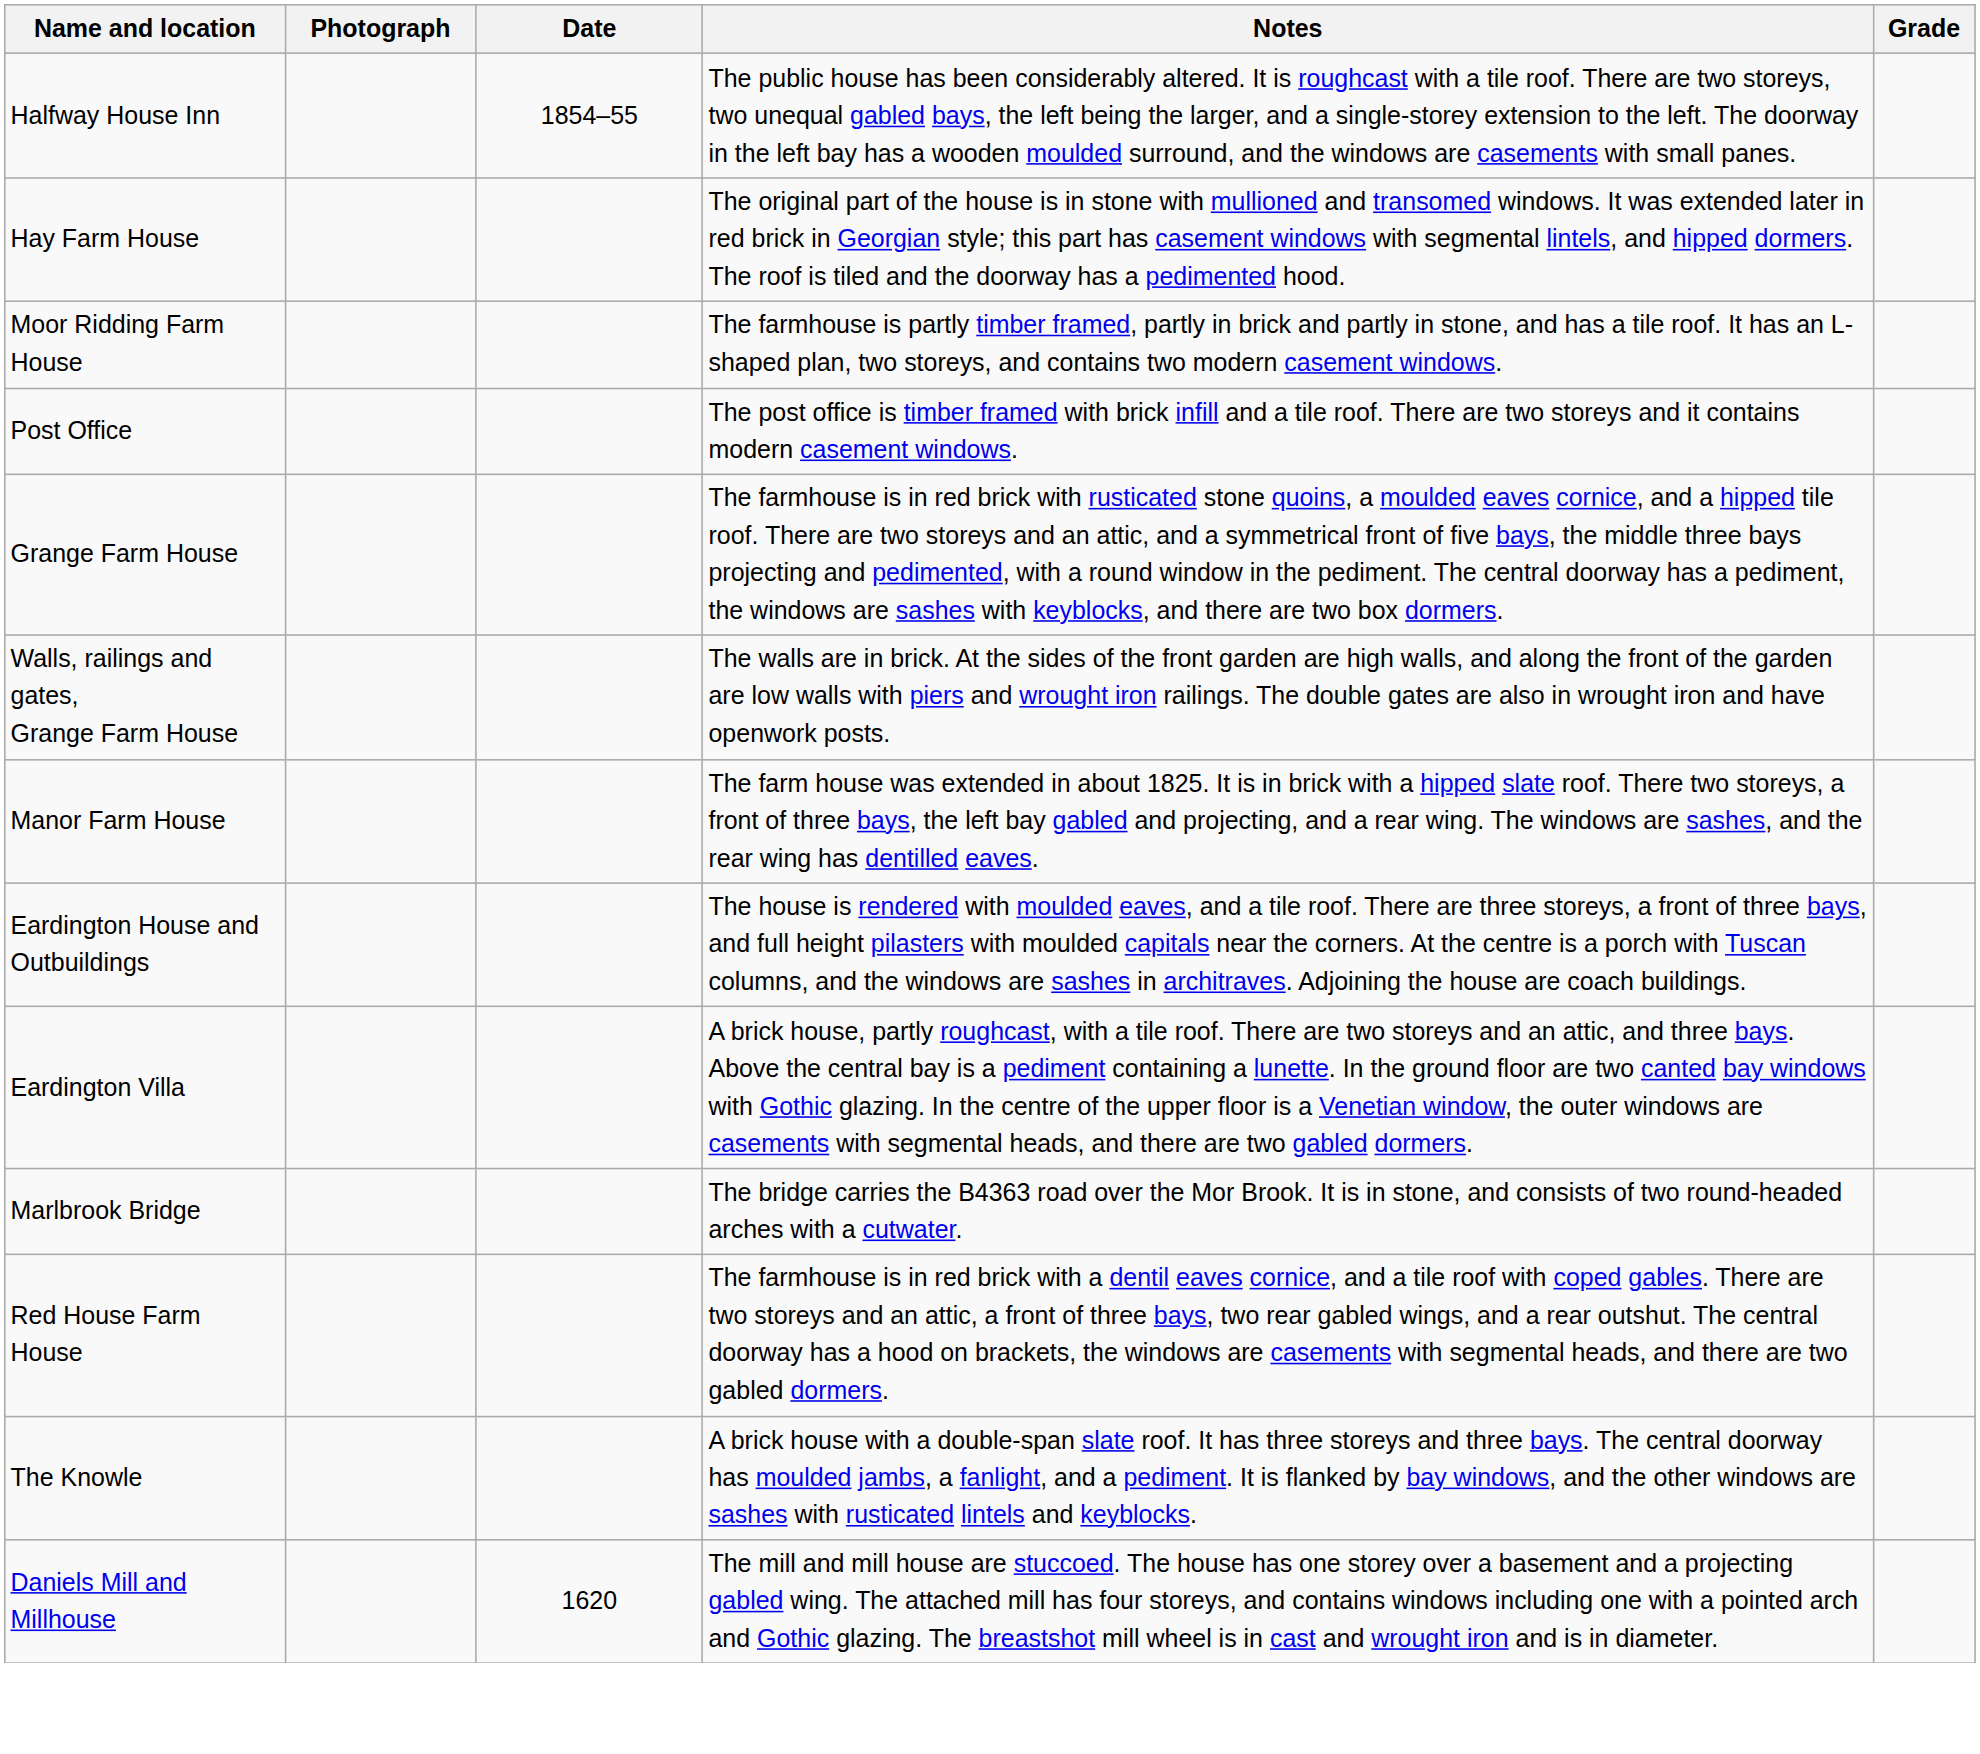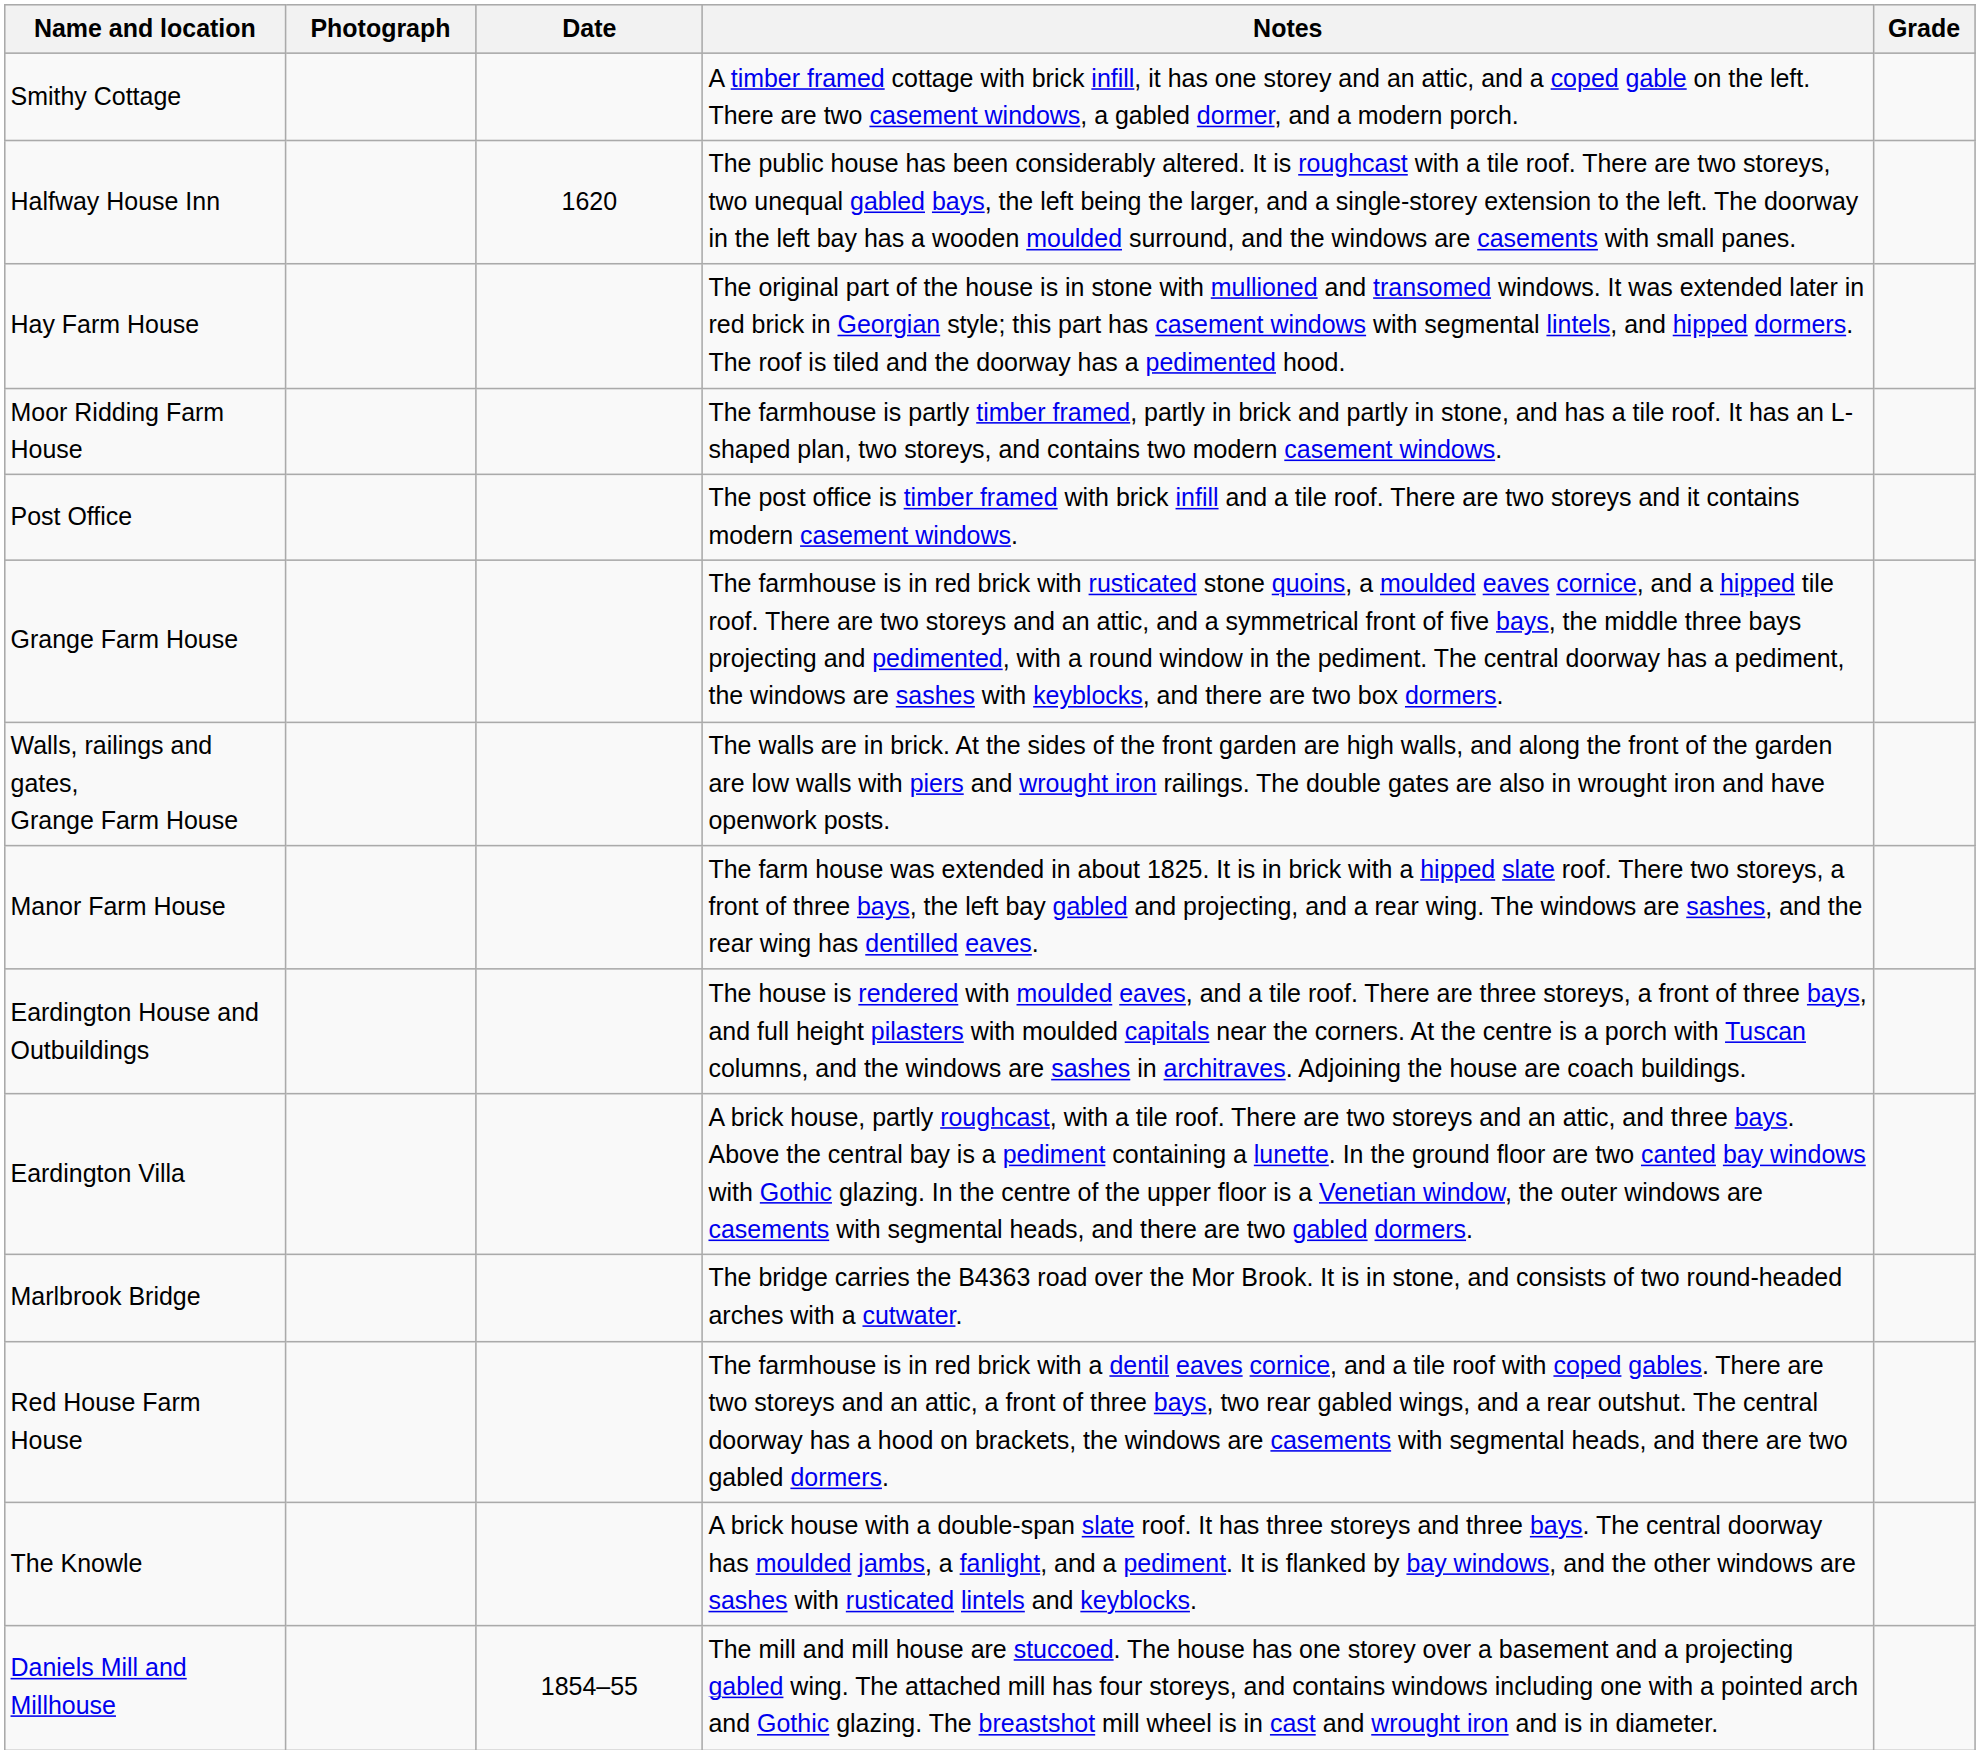+ row: (96, 96)
(589, 115) 1854–55 -> (589, 201) 1620
(589, 1601) 1620 -> (589, 1687) 1854–55
